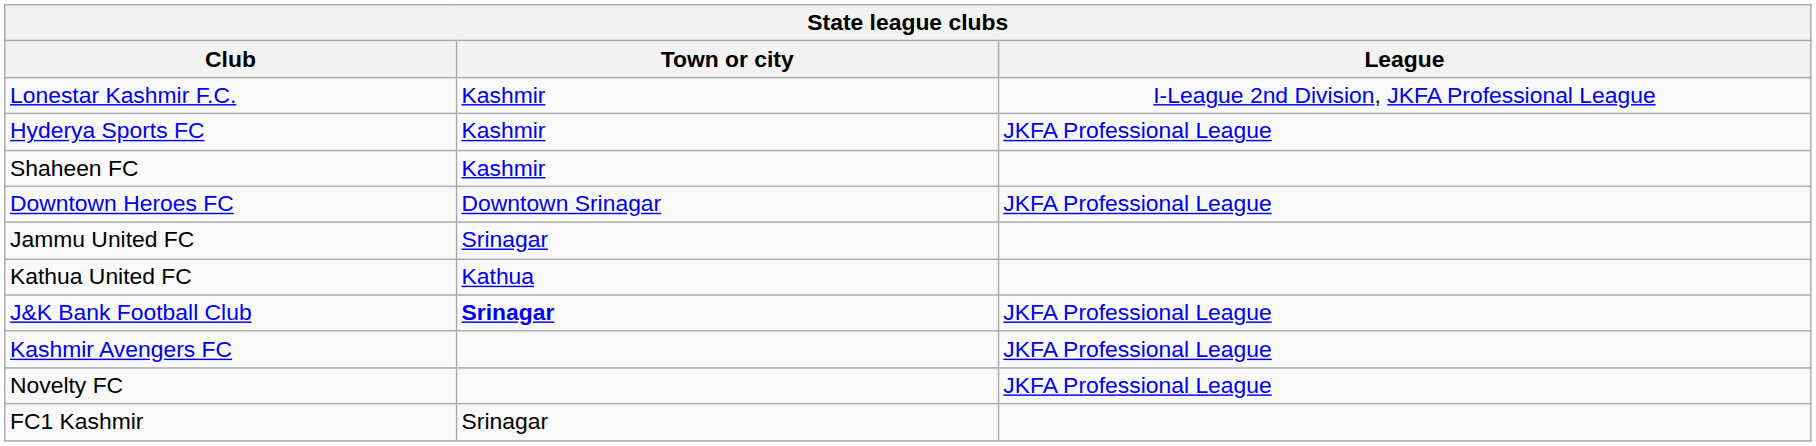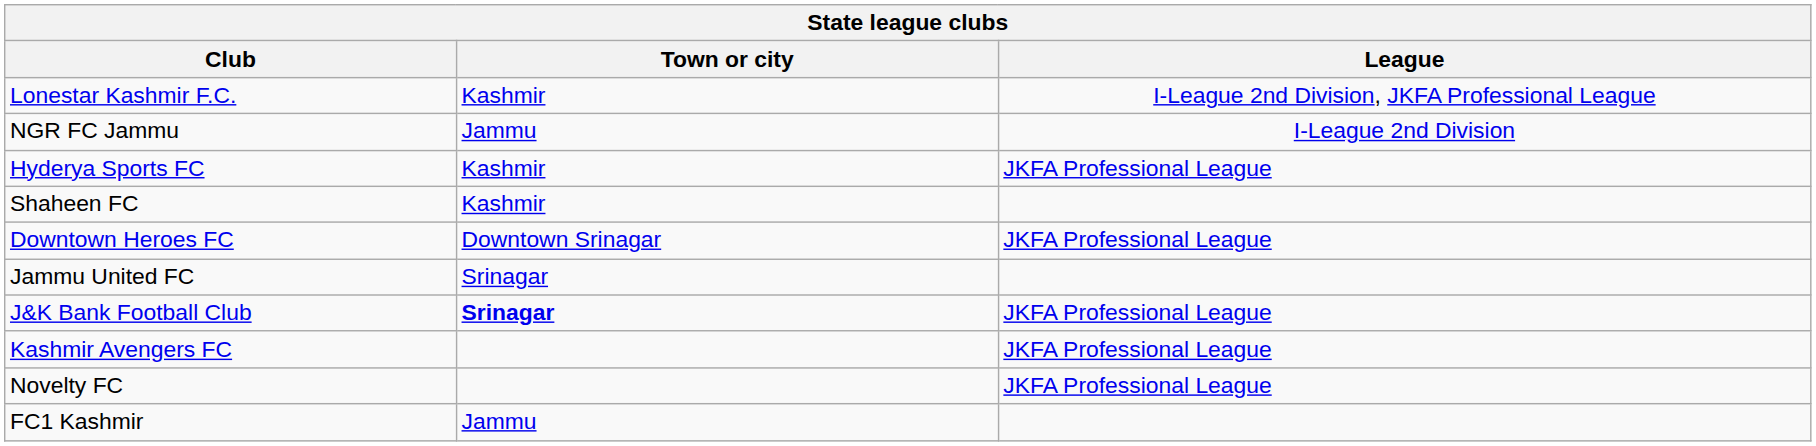+ row: (95, 131)
- row: (101, 276)
(505, 421) Srinagar -> (499, 421) Jammu
